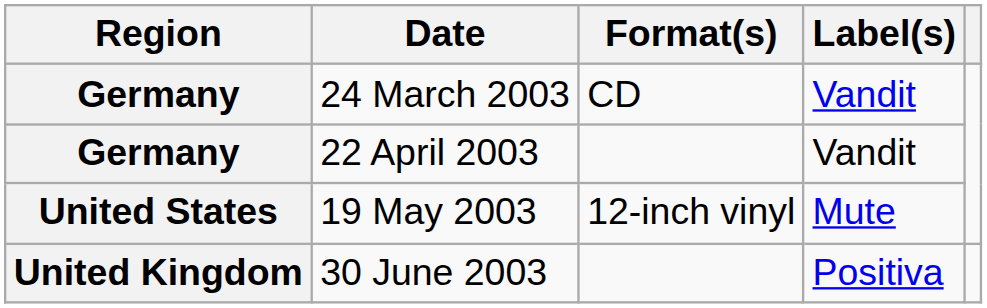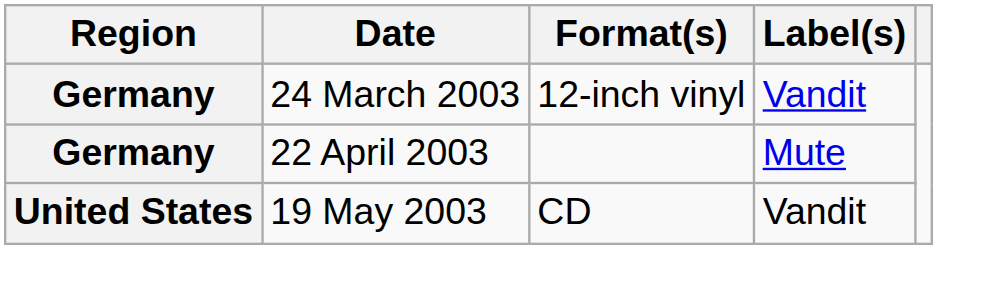(614, 93) CD -> (641, 93) 12-inch vinyl
(864, 152) Vandit -> (804, 152) Mute
(691, 212) 12-inch vinyl -> (564, 212) CD
(854, 212) Mute -> (814, 212) Vandit
- row: (434, 271)
